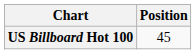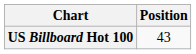(164, 37) 45 -> (164, 37) 43
